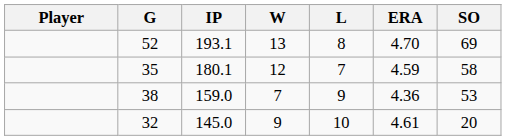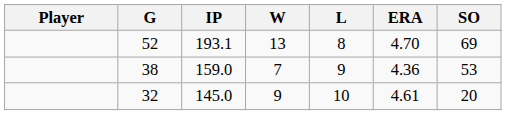- row: (150, 69)
